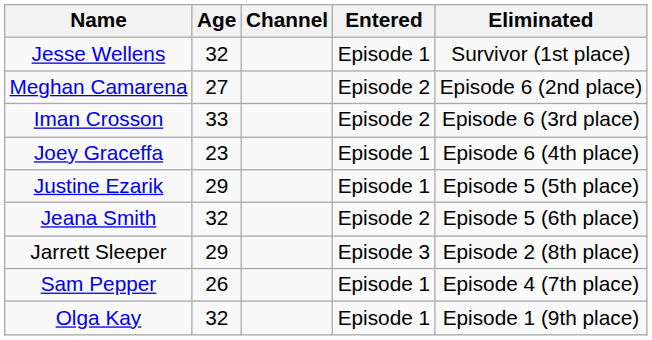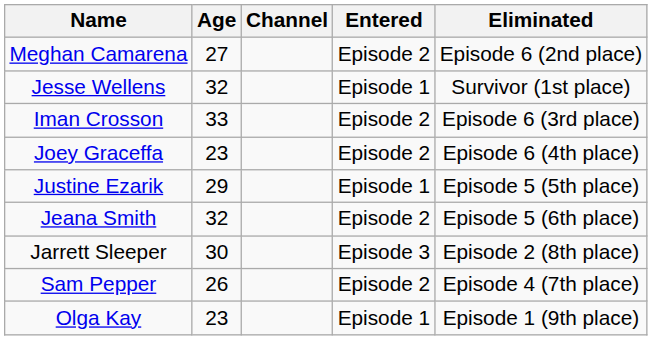rows swapped: (98, 53) <-> (98, 86)
(384, 152) Episode 1 -> (384, 152) Episode 2
(217, 251) 29 -> (217, 251) 30
(384, 284) Episode 1 -> (384, 284) Episode 2
(217, 317) 32 -> (217, 317) 23
